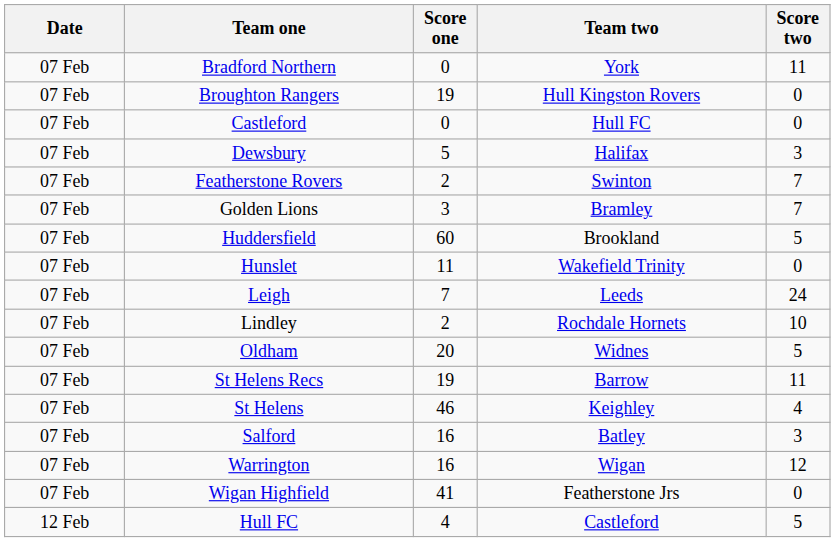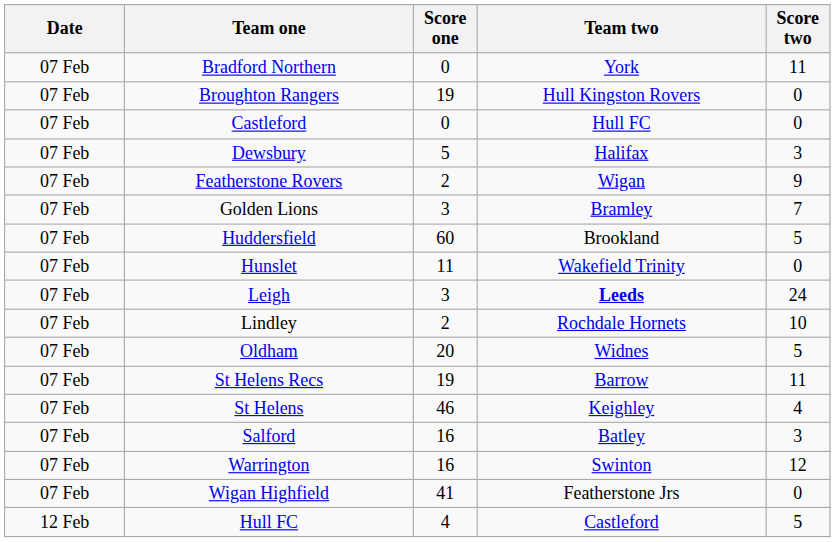(621, 180) Swinton -> (621, 180) Wigan
(798, 180) 7 -> (798, 180) 9
(445, 294) 7 -> (445, 294) 3
(621, 294) normal -> (621, 294) bold
(621, 465) Wigan -> (621, 465) Swinton
